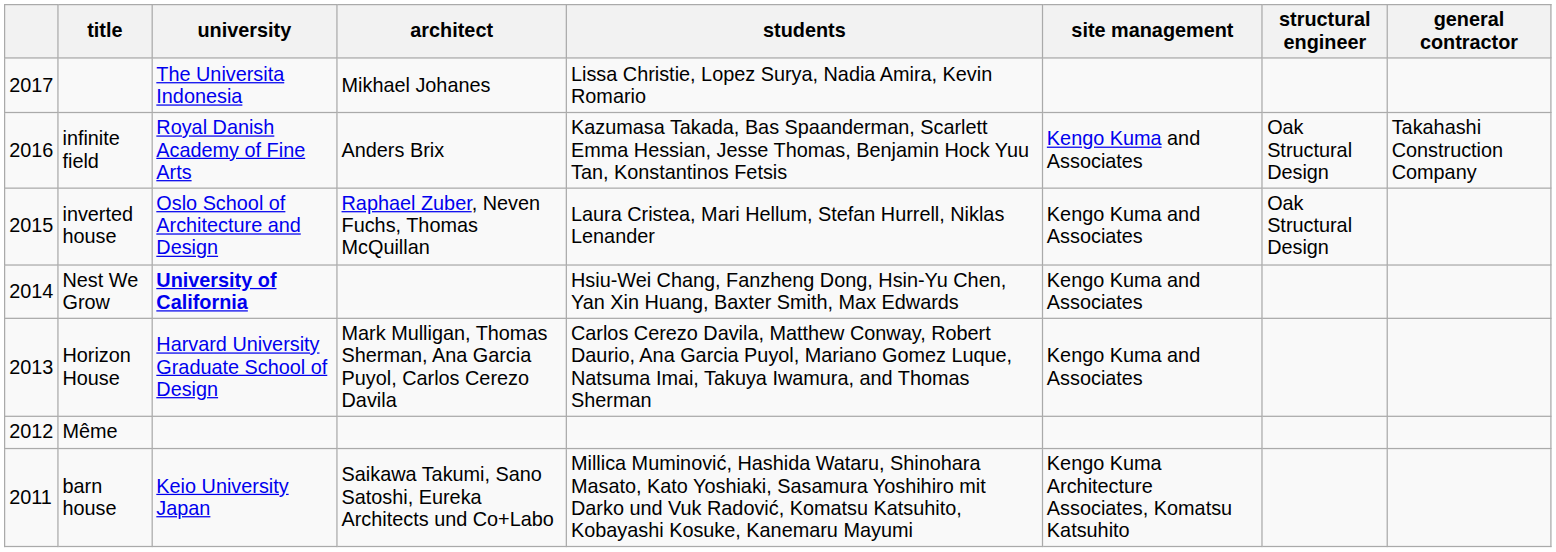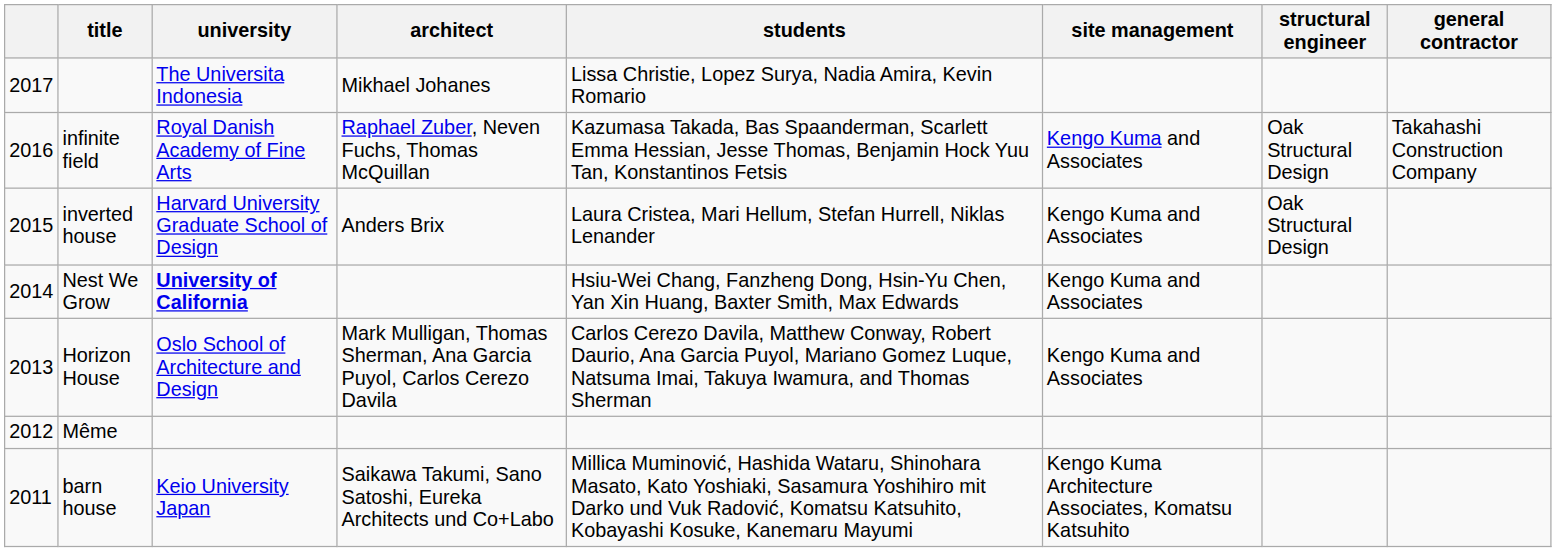(393, 150) Anders Brix -> (441, 150) Raphael Zuber, Neven Fuchs, Thomas McQuillan
(229, 226) Oslo School of Architecture and Design -> (242, 226) Harvard University Graduate School of Design
(441, 226) Raphael Zuber, Neven Fuchs, Thomas McQuillan -> (393, 226) Anders Brix
(242, 367) Harvard University Graduate School of Design -> (229, 367) Oslo School of Architecture and Design
